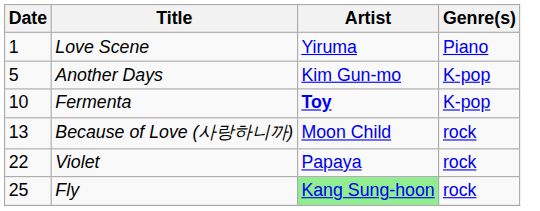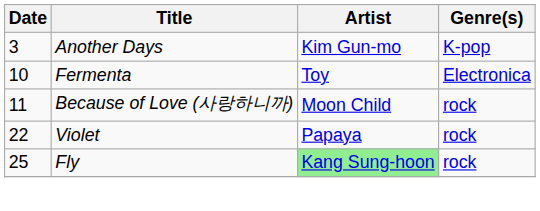- row: (102, 46)
(14, 74) 5 -> (14, 46) 3
(317, 103) bold -> (315, 74) normal
(467, 103) K-pop -> (487, 74) Electronica
(19, 132) 13 -> (18, 104) 11
